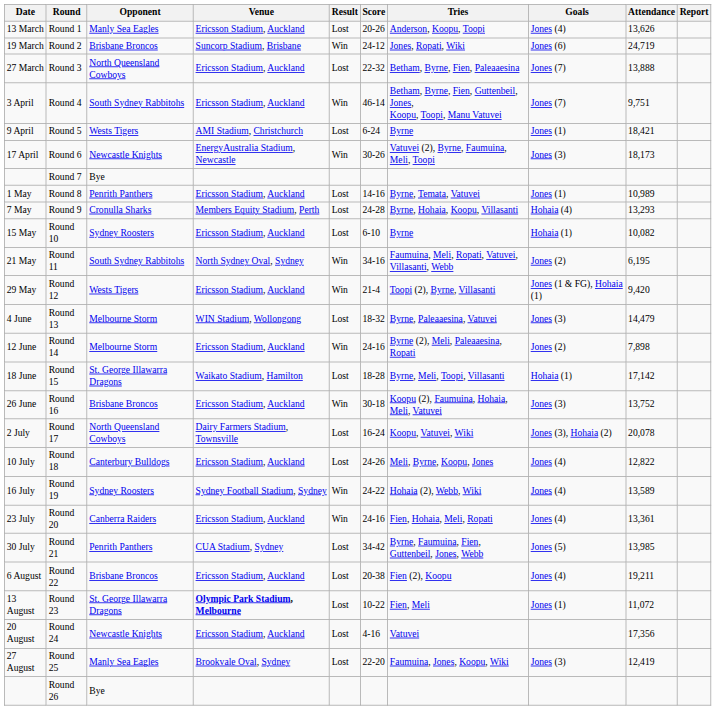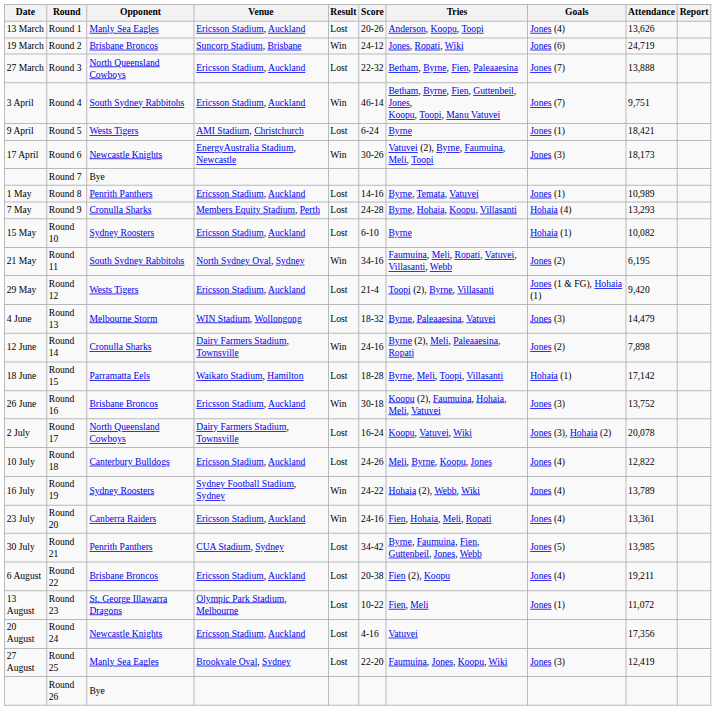(340, 290) Win -> (339, 290) Lost
(123, 347) Melbourne Storm -> (120, 347) Cronulla Sharks
(250, 347) Ericsson Stadium, Auckland -> (243, 347) Dairy Farmers Stadium, Townsville
(128, 376) St. George Illawarra Dragons -> (120, 376) Parramatta Eels
(641, 490) 13,589 -> (641, 490) 13,789
(244, 605) bold -> (241, 605) normal
